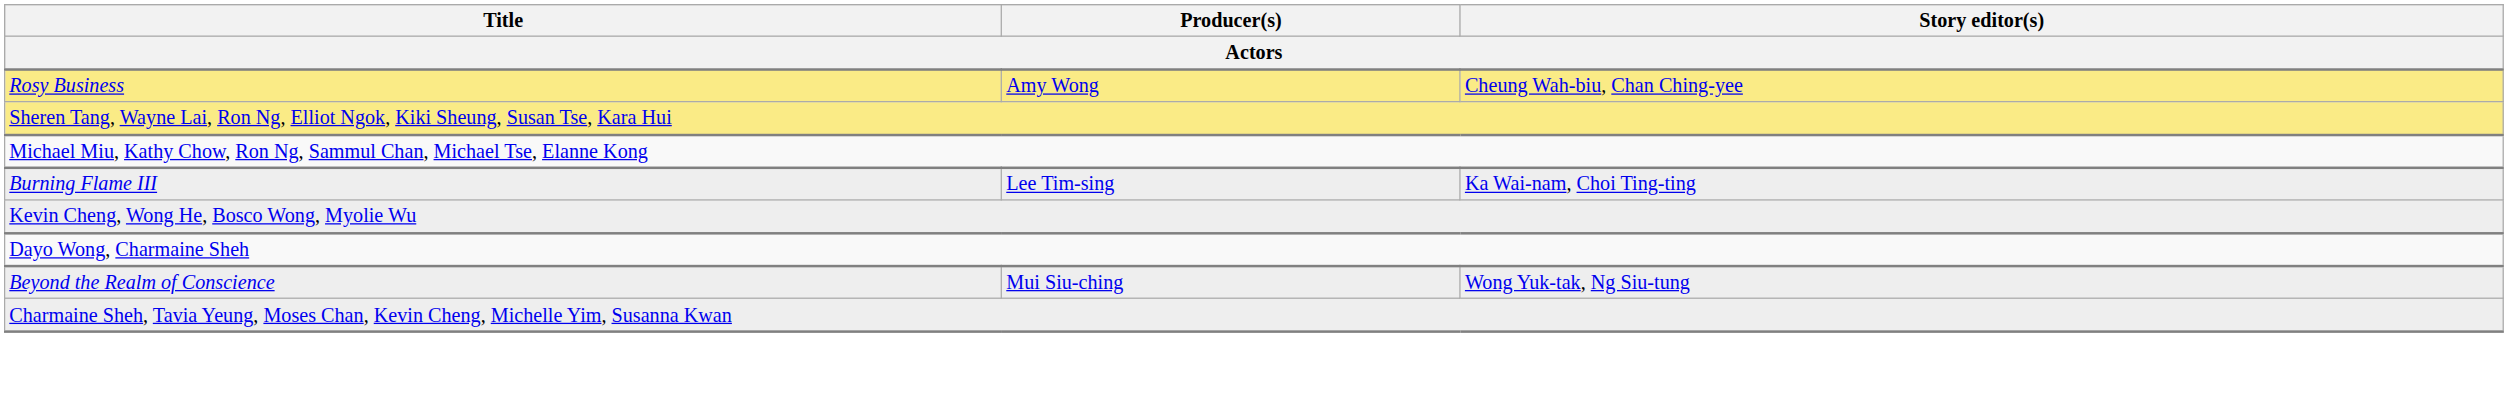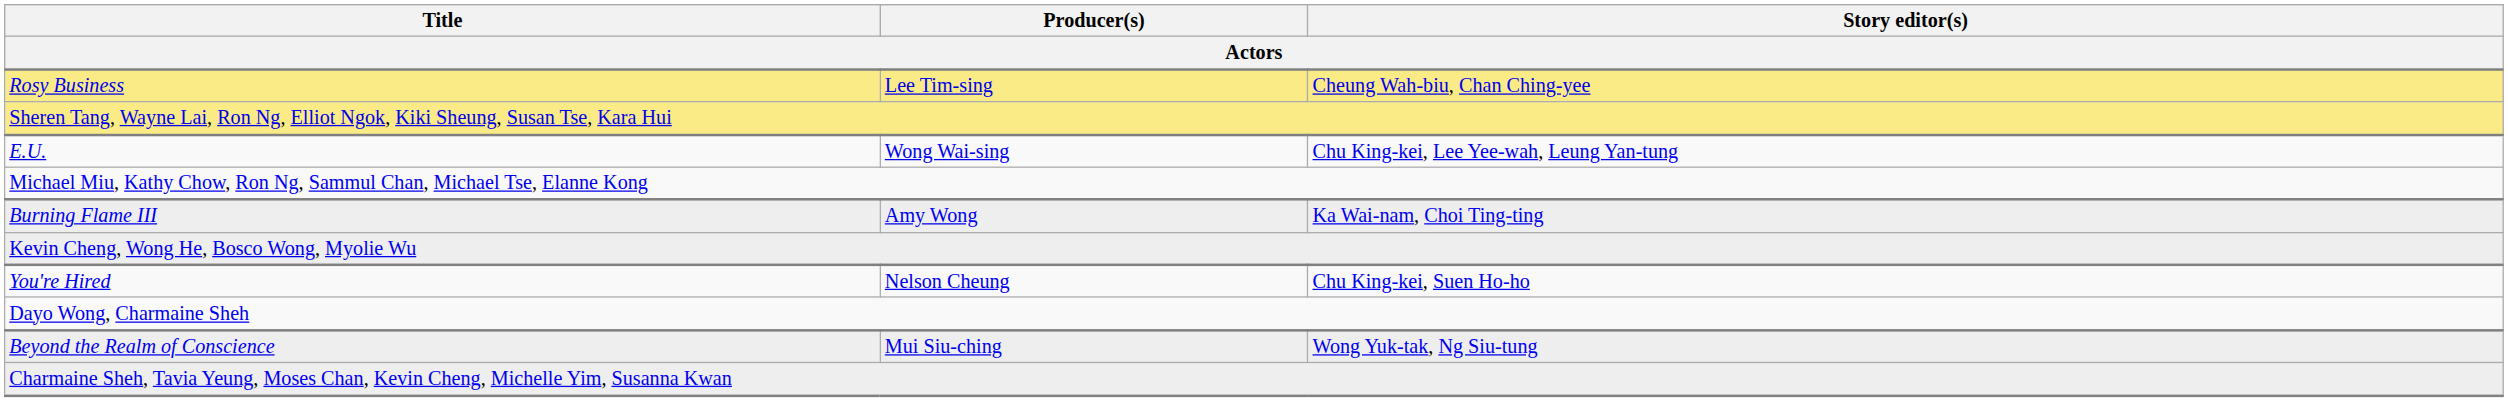(1053, 85) Amy Wong -> (939, 85) Lee Tim-sing
+ row: (28, 150)
(1060, 184) Lee Tim-sing -> (931, 216) Amy Wong
+ row: (60, 281)
